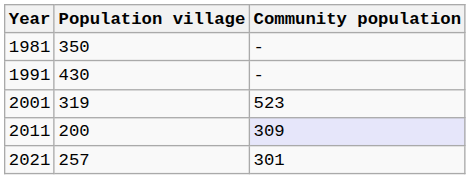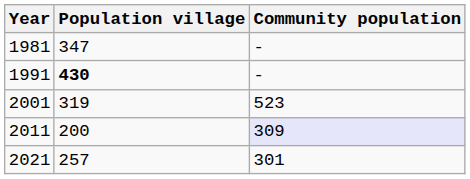(74, 47) 350 -> (74, 47) 347
(74, 75) normal -> (74, 75) bold
